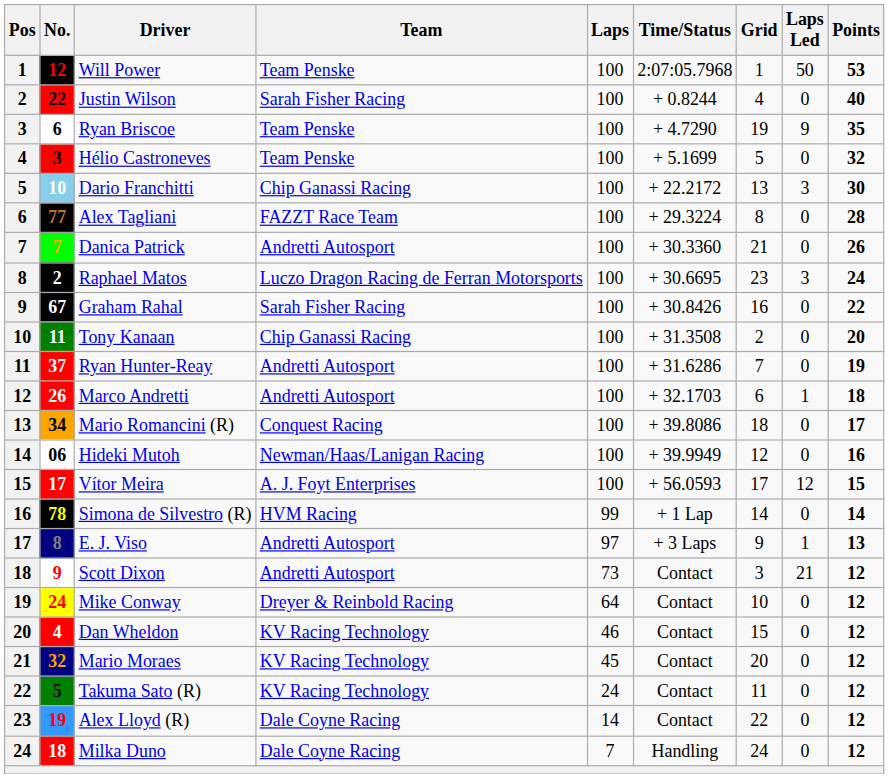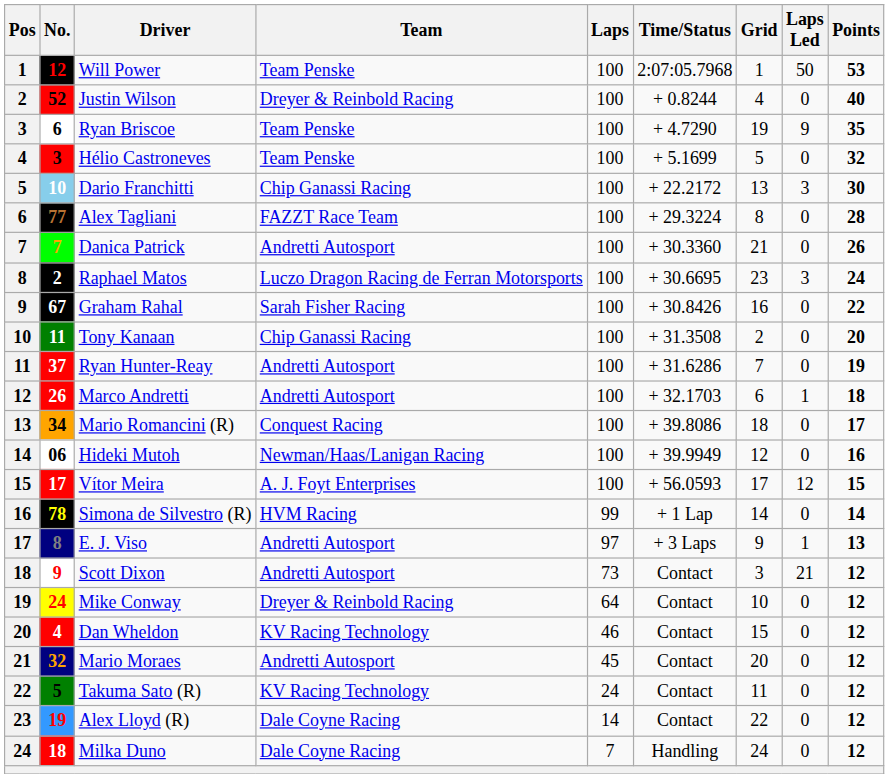(57, 99) 22 -> (57, 99) 52
(332, 99) Sarah Fisher Racing -> (357, 99) Dreyer & Reinbold Racing
(344, 661) KV Racing Technology -> (327, 661) Andretti Autosport
